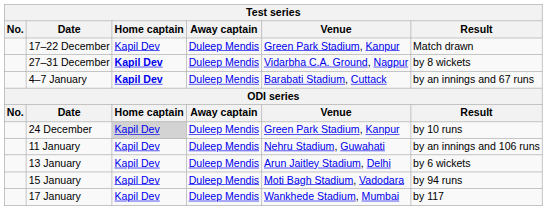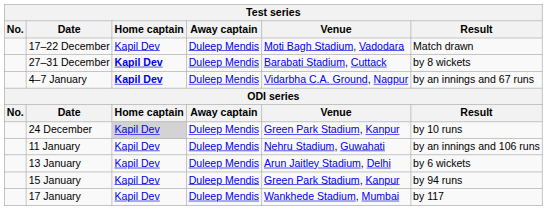(332, 46) Green Park Stadium, Kanpur -> (334, 46) Moti Bagh Stadium, Vadodara
(336, 63) Vidarbha C.A. Ground, Nagpur -> (325, 63) Barabati Stadium, Cuttack
(325, 79) Barabati Stadium, Cuttack -> (336, 79) Vidarbha C.A. Ground, Nagpur
(334, 180) Moti Bagh Stadium, Vadodara -> (332, 180) Green Park Stadium, Kanpur
